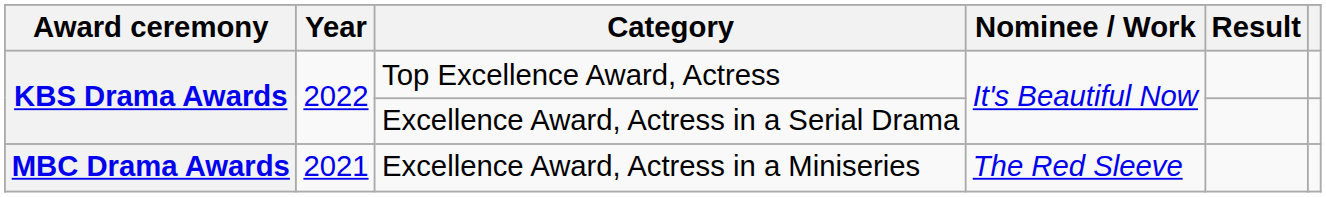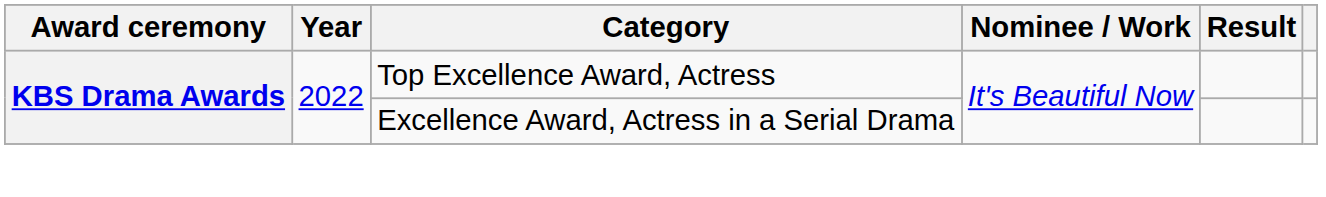- row: (651, 167)
